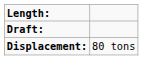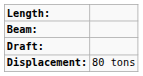+ row: (22, 30)
